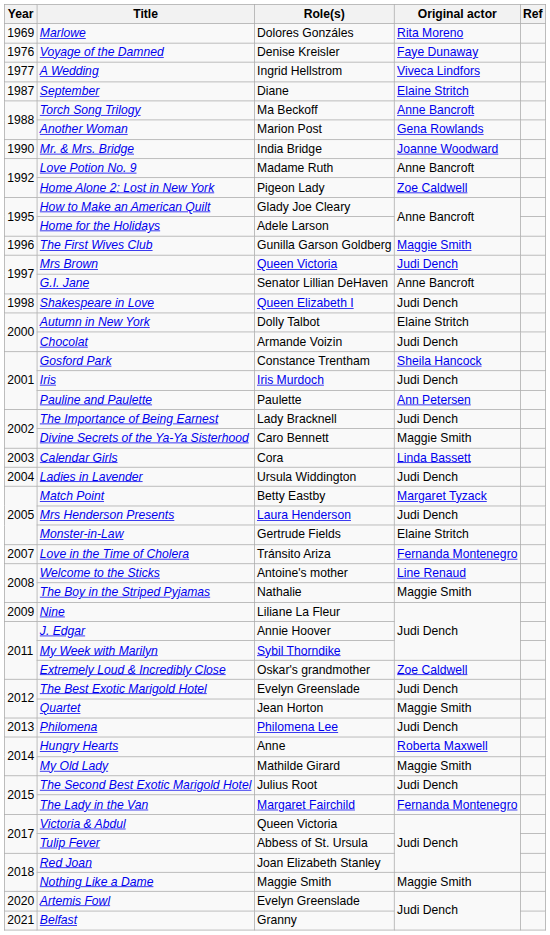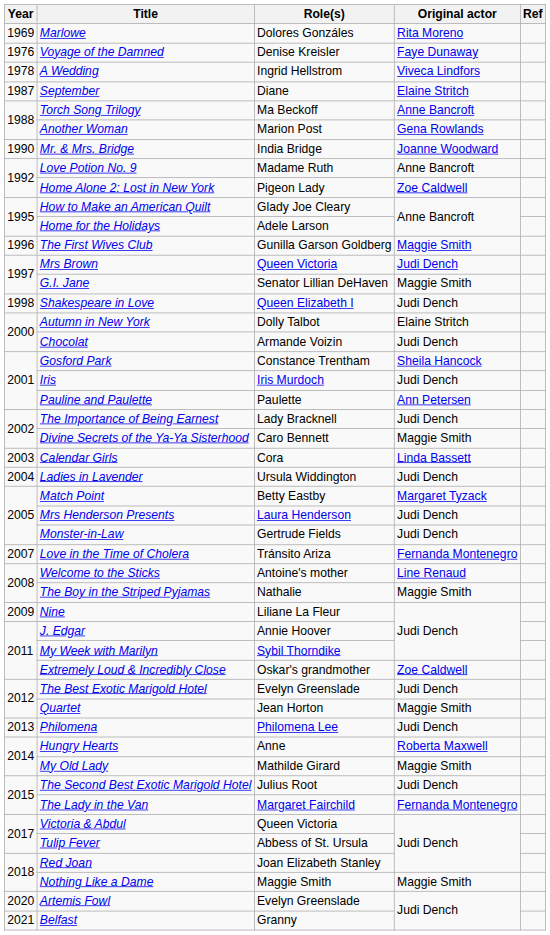(21, 71) 1977 -> (21, 71) 1978
(436, 284) Anne Bancroft -> (434, 284) Maggie Smith
(433, 534) Elaine Stritch -> (428, 534) Judi Dench
